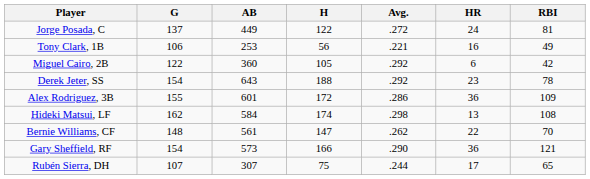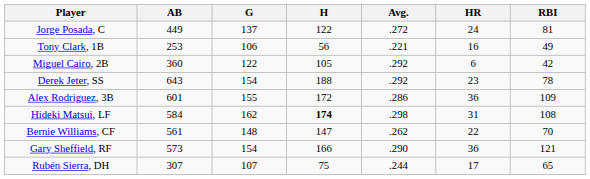columns swapped: (174, 13) <-> (249, 13)
(324, 115) normal -> (324, 115) bold
(473, 115) 13 -> (473, 115) 31
